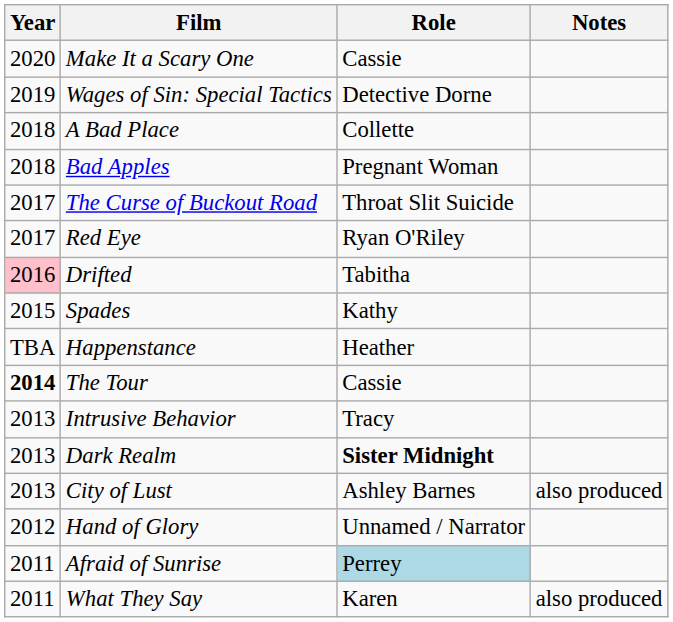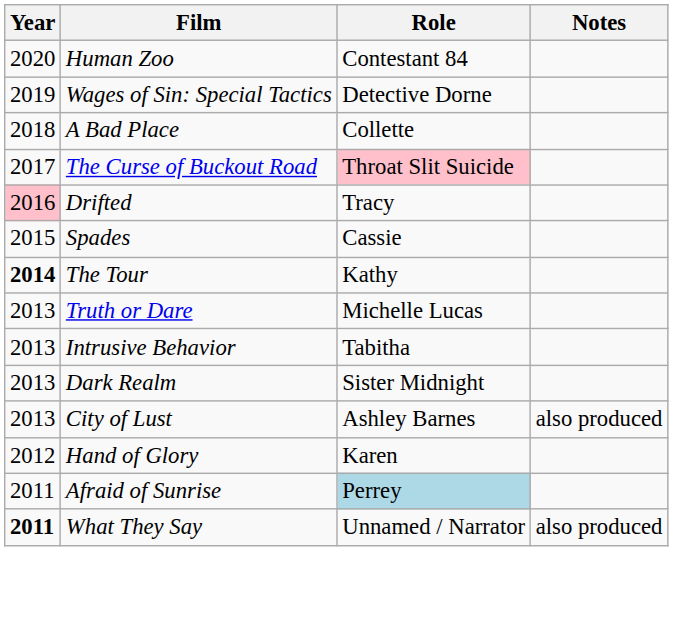- row: (160, 58)
+ row: (120, 58)
- row: (118, 166)
(428, 202) no background -> (428, 166) pink background
- row: (103, 238)
(376, 274) Tabitha -> (368, 202) Tracy
(370, 310) Kathy -> (372, 238) Cassie
- row: (131, 346)
(372, 382) Cassie -> (370, 274) Kathy
+ row: (129, 310)
(368, 418) Tracy -> (376, 346) Tabitha
(418, 454) bold -> (413, 382) normal
(434, 526) Unnamed / Narrator -> (370, 454) Karen
(32, 599) normal -> (32, 526) bold
(370, 599) Karen -> (434, 526) Unnamed / Narrator
